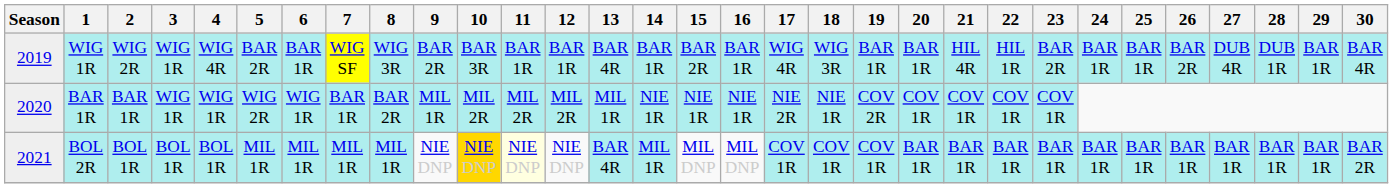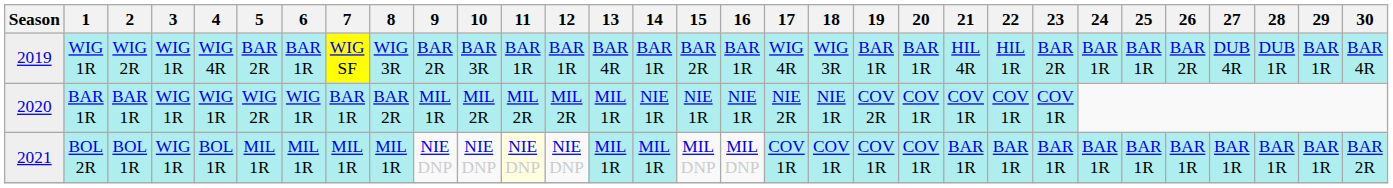(173, 157) BOL 1R -> (173, 157) WIG 1R
(479, 157) gold background -> (479, 157) no background
(610, 157) BAR 4R -> (610, 157) MIL 1R
(921, 157) BAR 1R -> (921, 157) COV 1R
